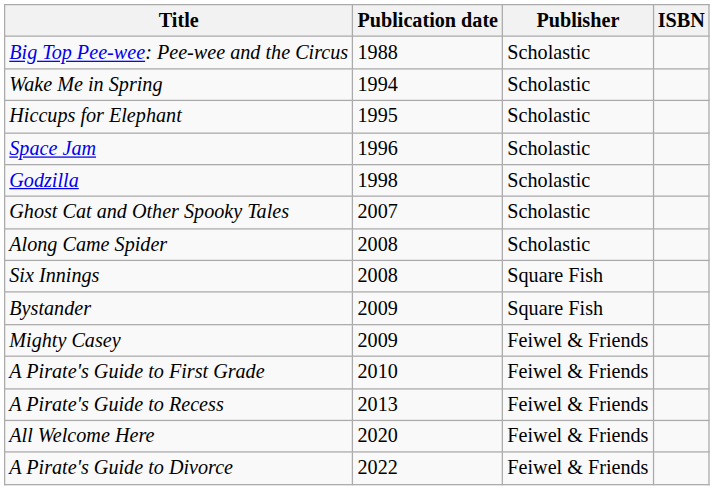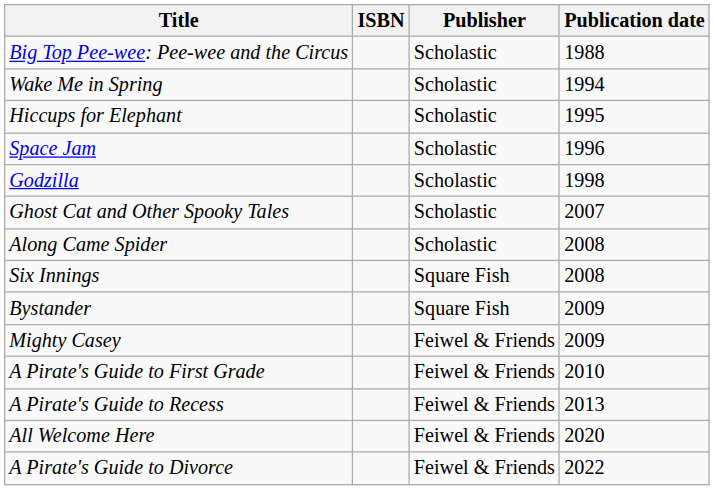columns swapped: (428, 20) <-> (681, 20)
